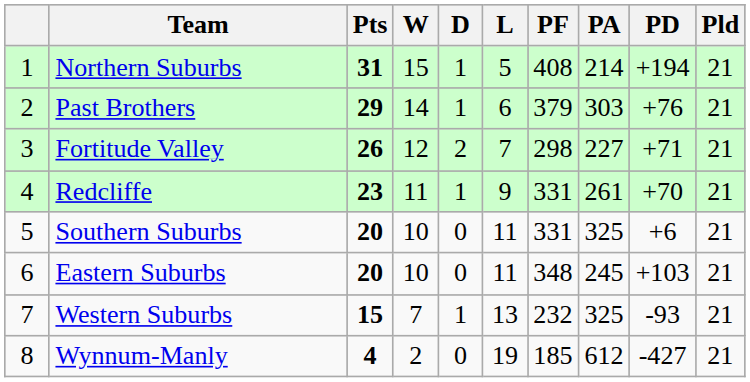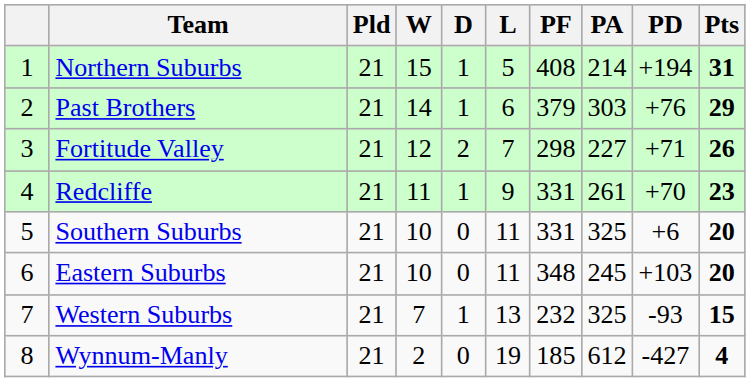columns swapped: (720, 25) <-> (370, 25)
